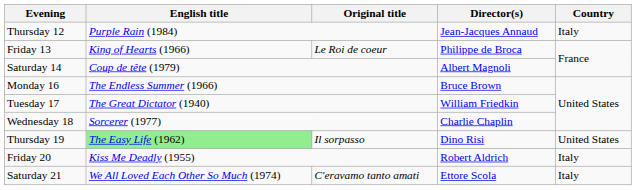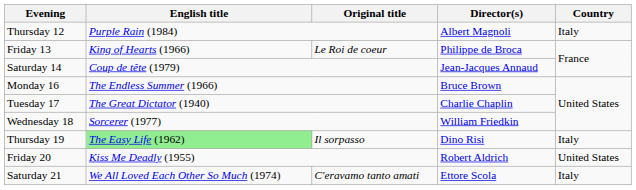(489, 31) Jean-Jacques Annaud -> (476, 31) Albert Magnoli
(476, 67) Albert Magnoli -> (489, 67) Jean-Jacques Annaud
(479, 103) William Friedkin -> (476, 103) Charlie Chaplin
(476, 121) Charlie Chaplin -> (479, 121) William Friedkin
(589, 139) United States -> (568, 139) Italy
(568, 157) Italy -> (589, 157) United States
